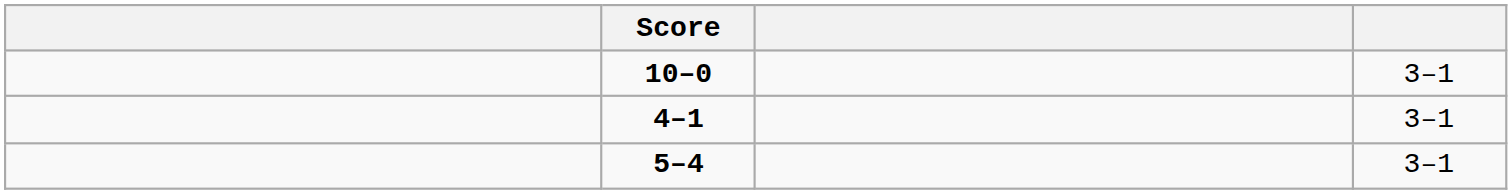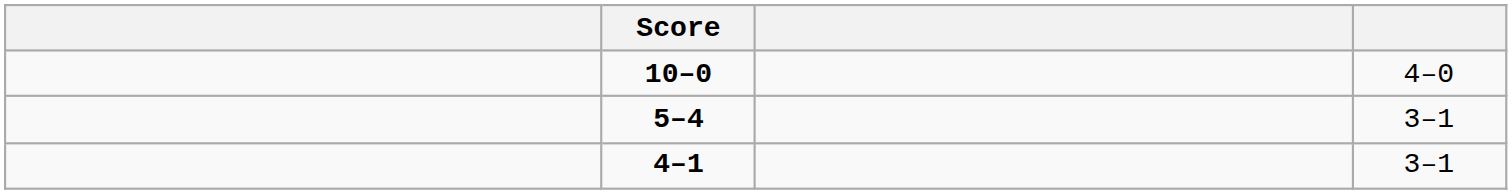(1429, 74) 3–1 -> (1429, 74) 4–0
rows swapped: (679, 165) <-> (679, 119)
